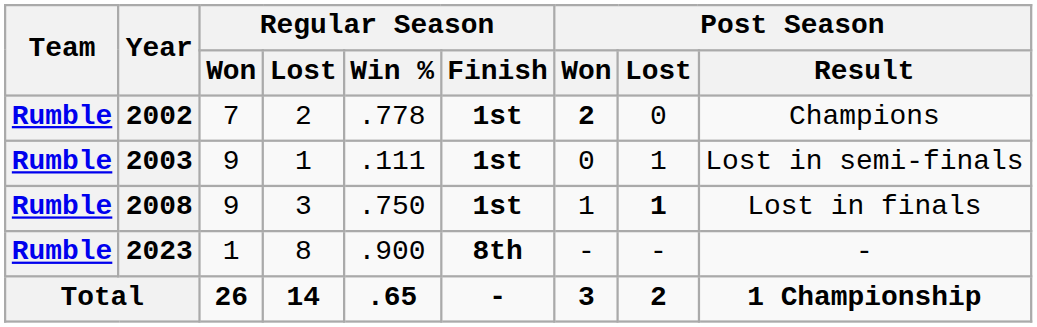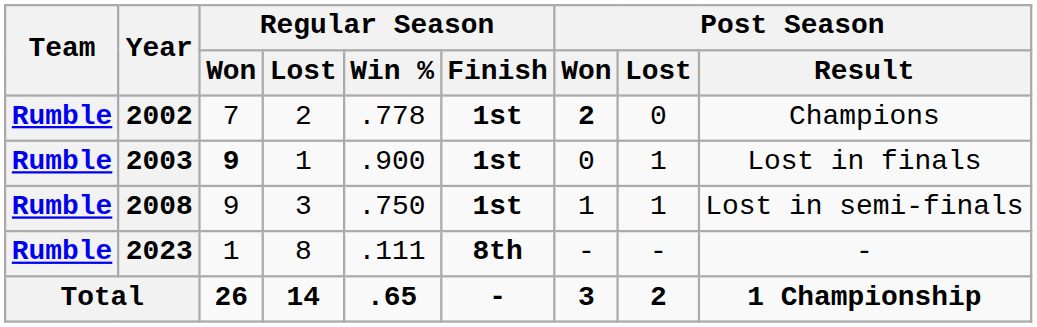(231, 163) normal -> (231, 163) bold
(392, 163) .111 -> (392, 163) .900
(864, 163) Lost in semi-finals -> (864, 163) Lost in finals
(658, 208) bold -> (658, 208) normal
(864, 208) Lost in finals -> (864, 208) Lost in semi-finals
(392, 253) .900 -> (392, 253) .111
